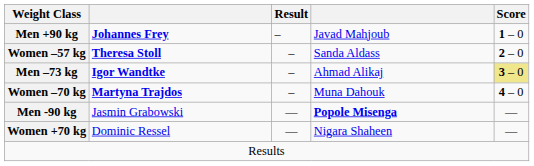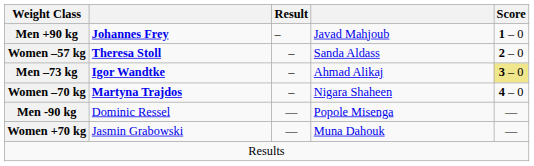(349, 92) Muna Dahouk -> (353, 92) Nigara Shaheen
(137, 111) Jasmin Grabowski -> (131, 111) Dominic Ressel
(355, 111) bold -> (354, 111) normal
(131, 131) Dominic Ressel -> (137, 131) Jasmin Grabowski
(353, 131) Nigara Shaheen -> (349, 131) Muna Dahouk
